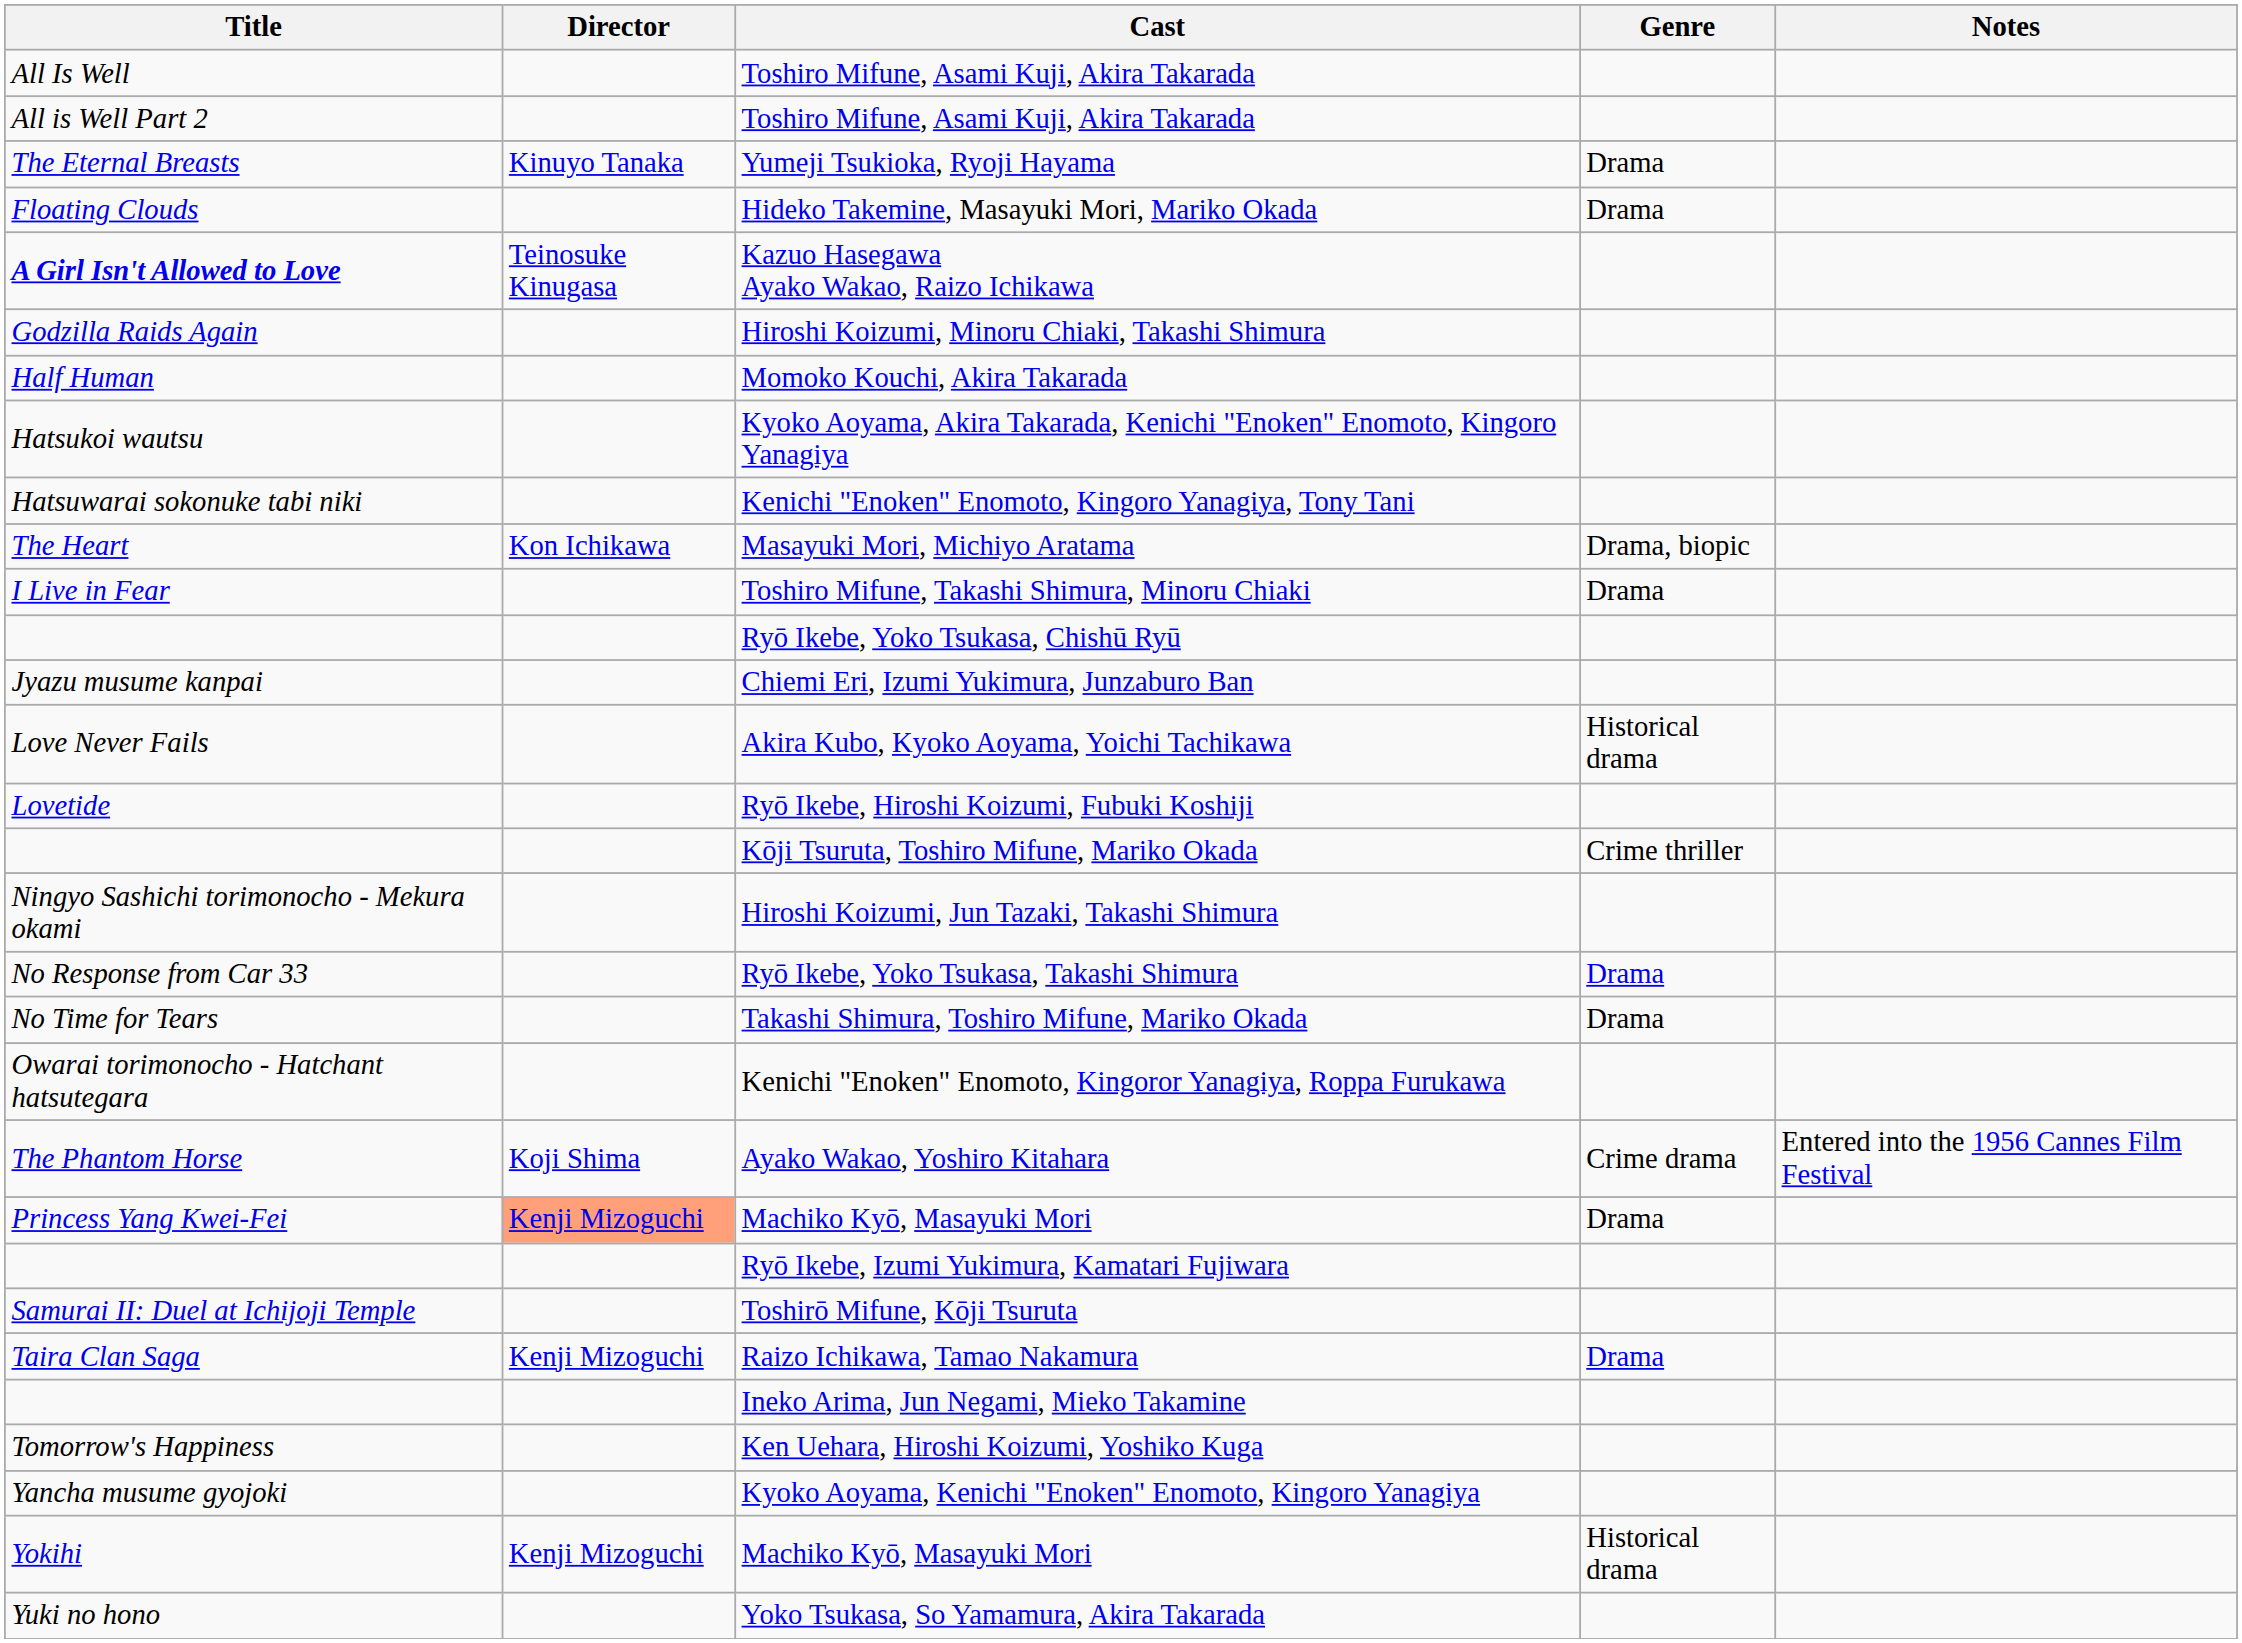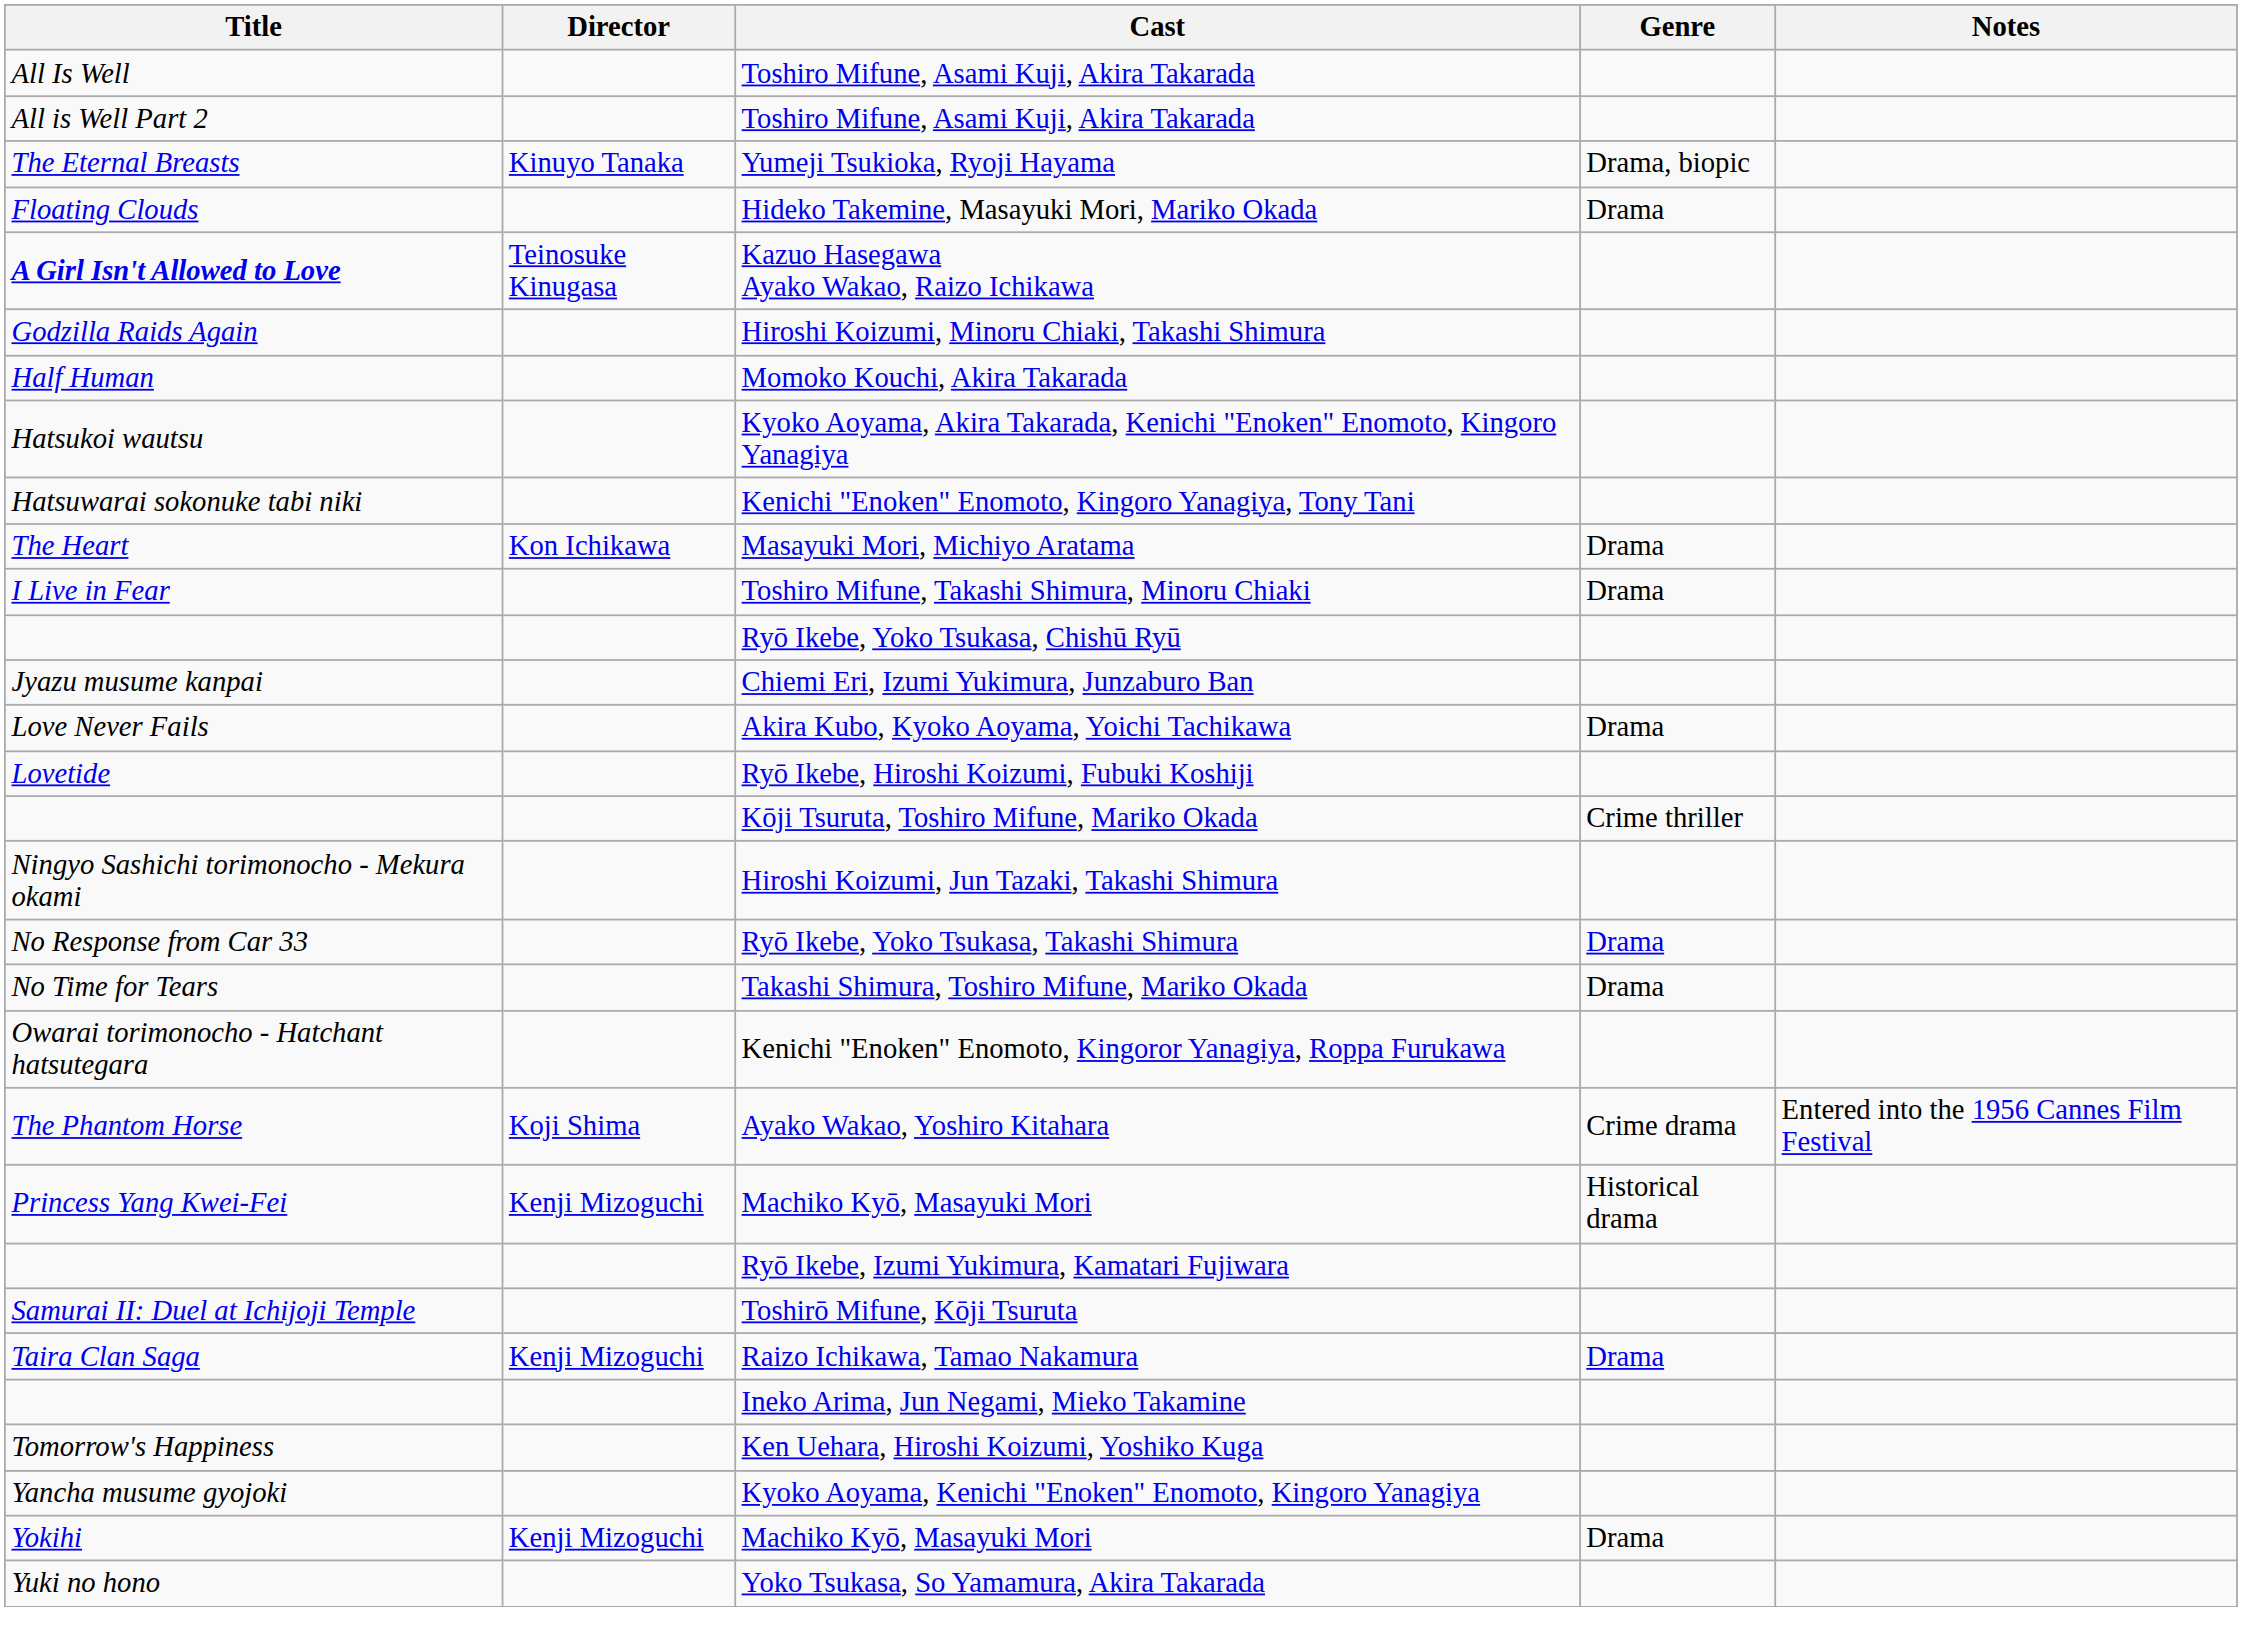(1625, 163) Drama -> (1668, 163) Drama, biopic
(1668, 545) Drama, biopic -> (1625, 545) Drama
(1643, 743) Historical drama -> (1625, 727) Drama
(606, 1219) lightsalmon background -> (606, 1203) no background
(1625, 1219) Drama -> (1643, 1203) Historical drama
(1643, 1553) Historical drama -> (1625, 1537) Drama
